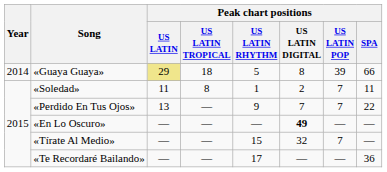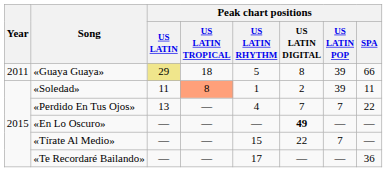(18, 72) 2014 -> (18, 72) 2011
(207, 89) no background -> (207, 89) lightsalmon background
(340, 89) 7 -> (340, 89) 39
(256, 106) 9 -> (256, 106) 4
(302, 141) 32 -> (302, 141) 22
